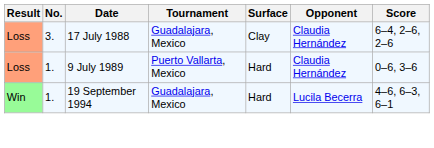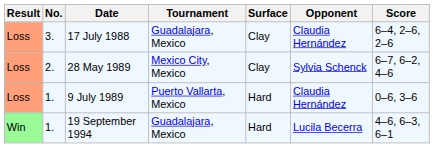+ row: (99, 66)
